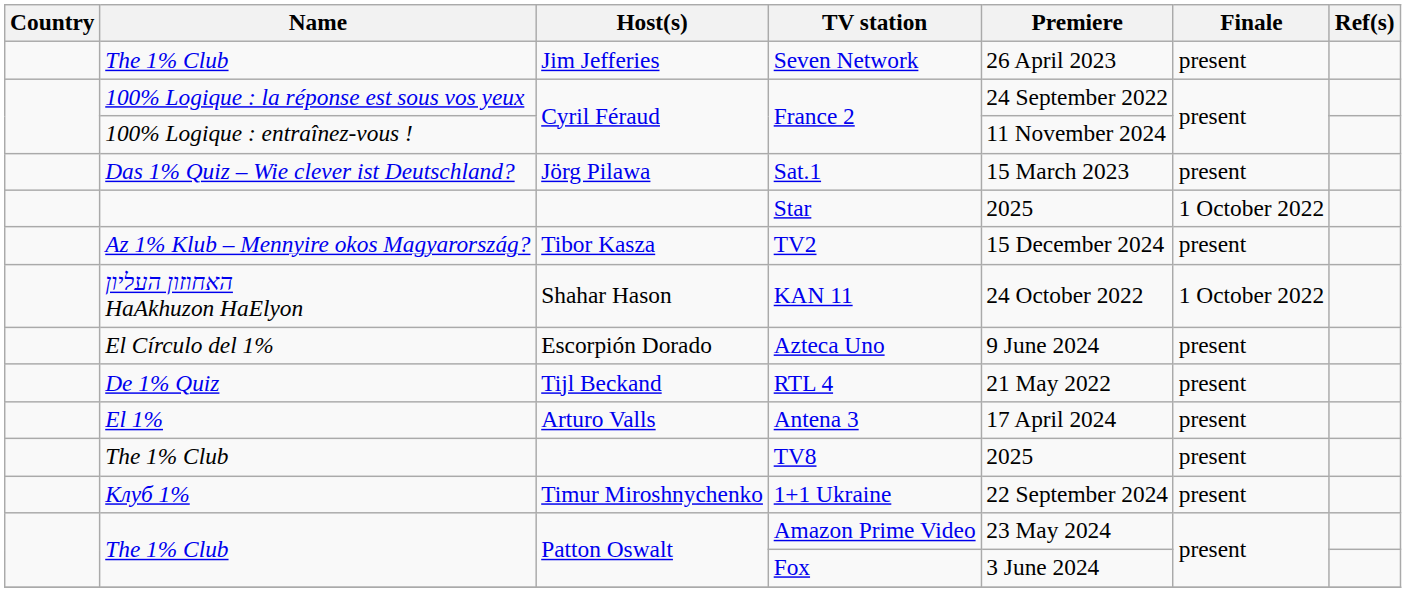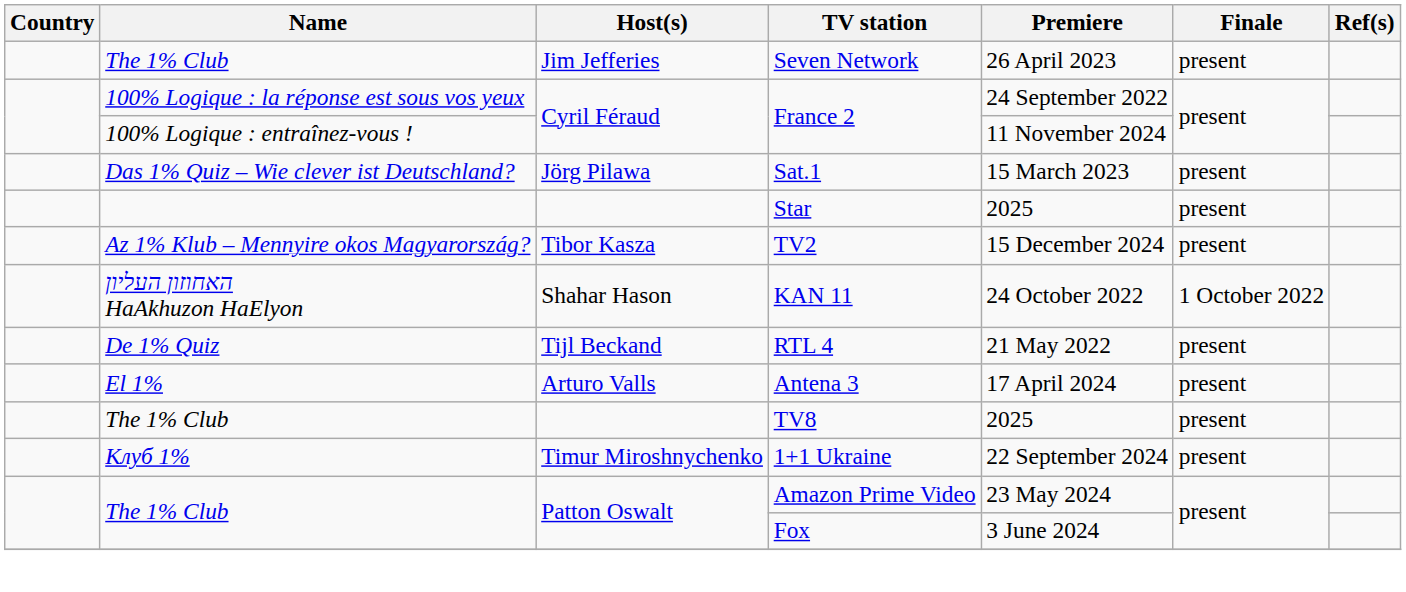(1251, 208) 1 October 2022 -> (1213, 208) present
- row: (189, 345)
